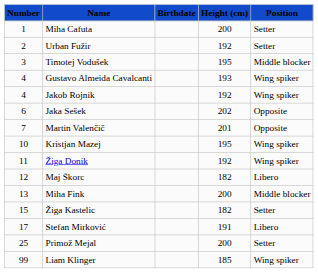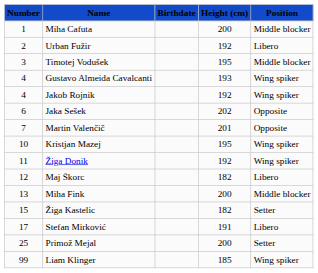(264, 29) Setter -> (282, 29) Middle blocker
(264, 45) Setter -> (266, 45) Libero
